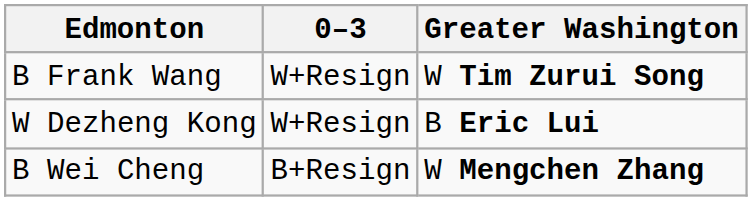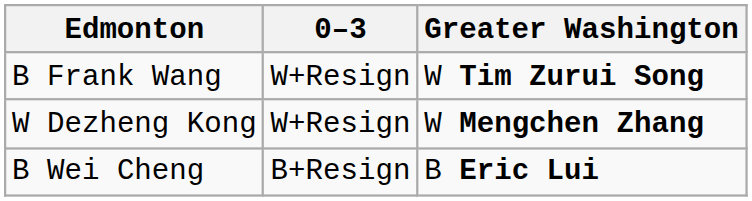(512, 124) B Eric Lui -> (564, 124) W Mengchen Zhang
(564, 171) W Mengchen Zhang -> (512, 171) B Eric Lui
